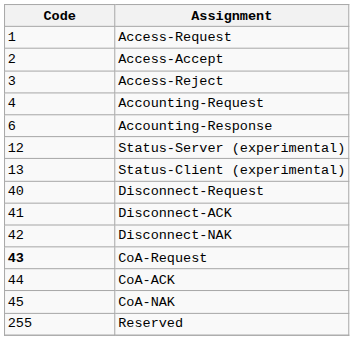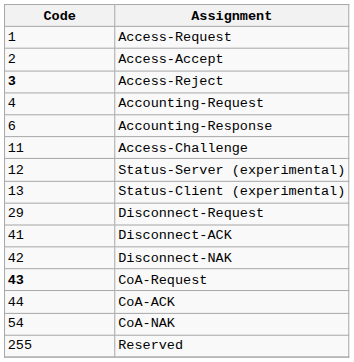(12, 82) normal -> (12, 82) bold
+ row: (183, 148)
(16, 192) 40 -> (16, 214) 29
(16, 302) 45 -> (16, 324) 54
